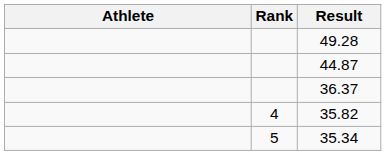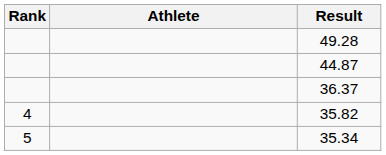columns swapped: (274, 16) <-> (128, 16)
